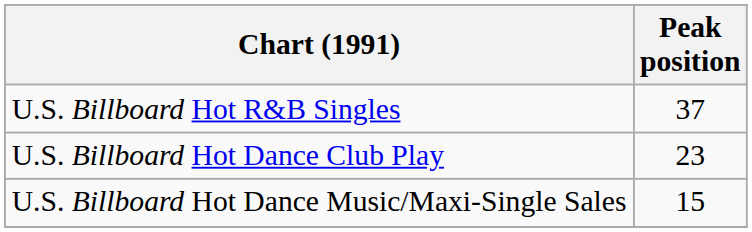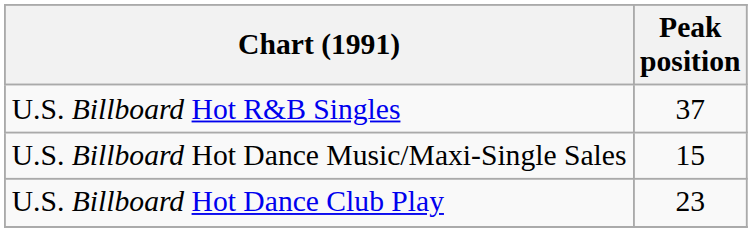rows swapped: (228, 155) <-> (319, 202)
